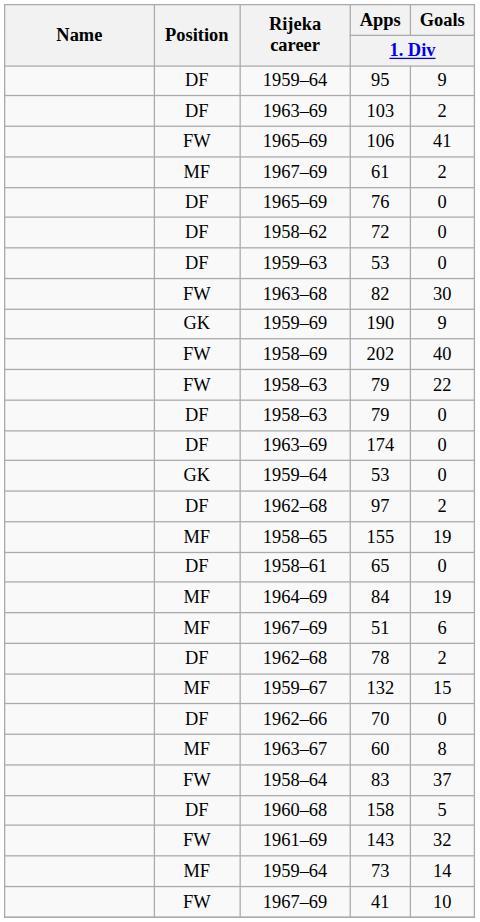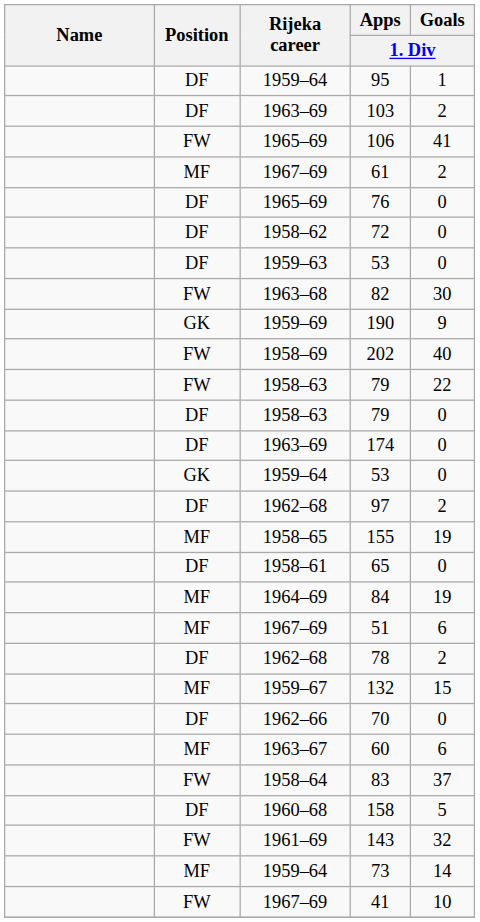(442, 80) 9 -> (442, 80) 1
(442, 749) 8 -> (442, 749) 6
